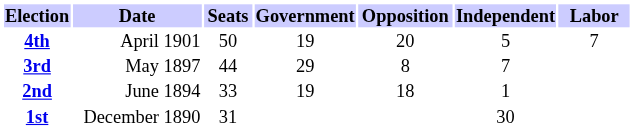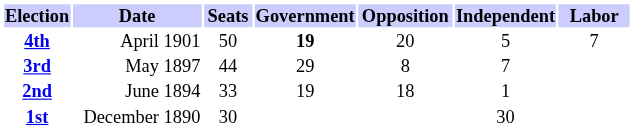(305, 41) normal -> (305, 41) bold
(228, 116) 31 -> (228, 116) 30
